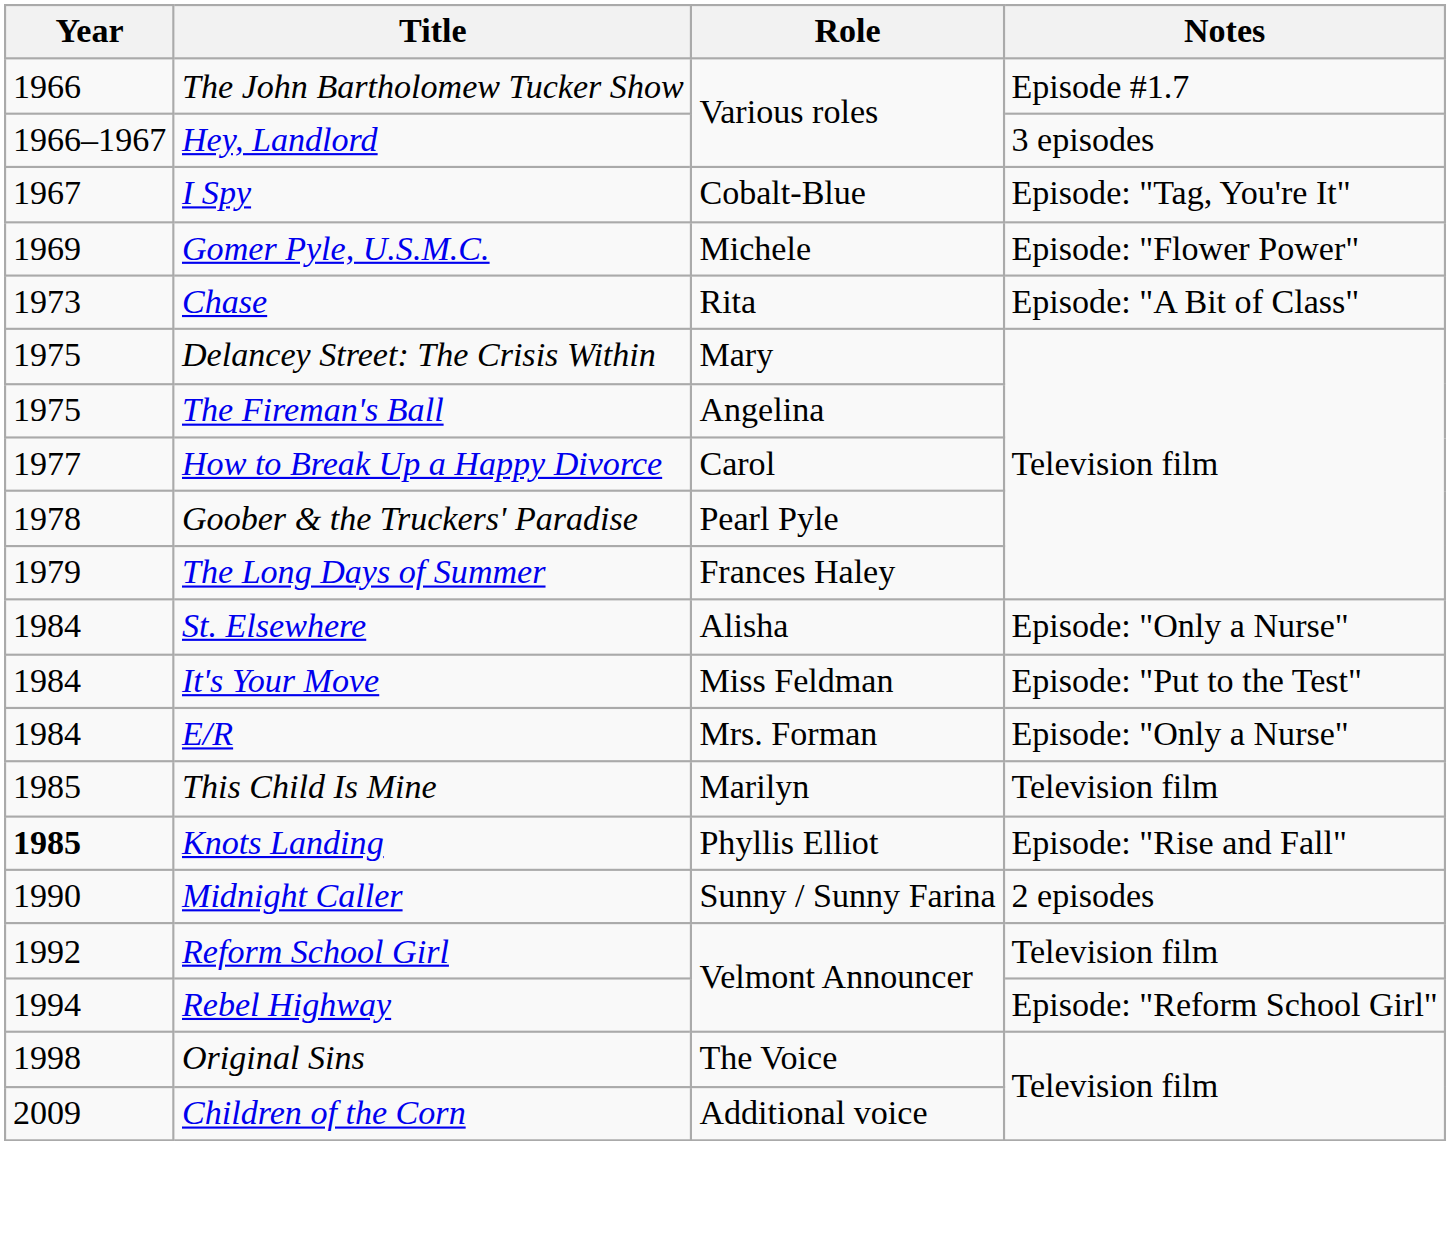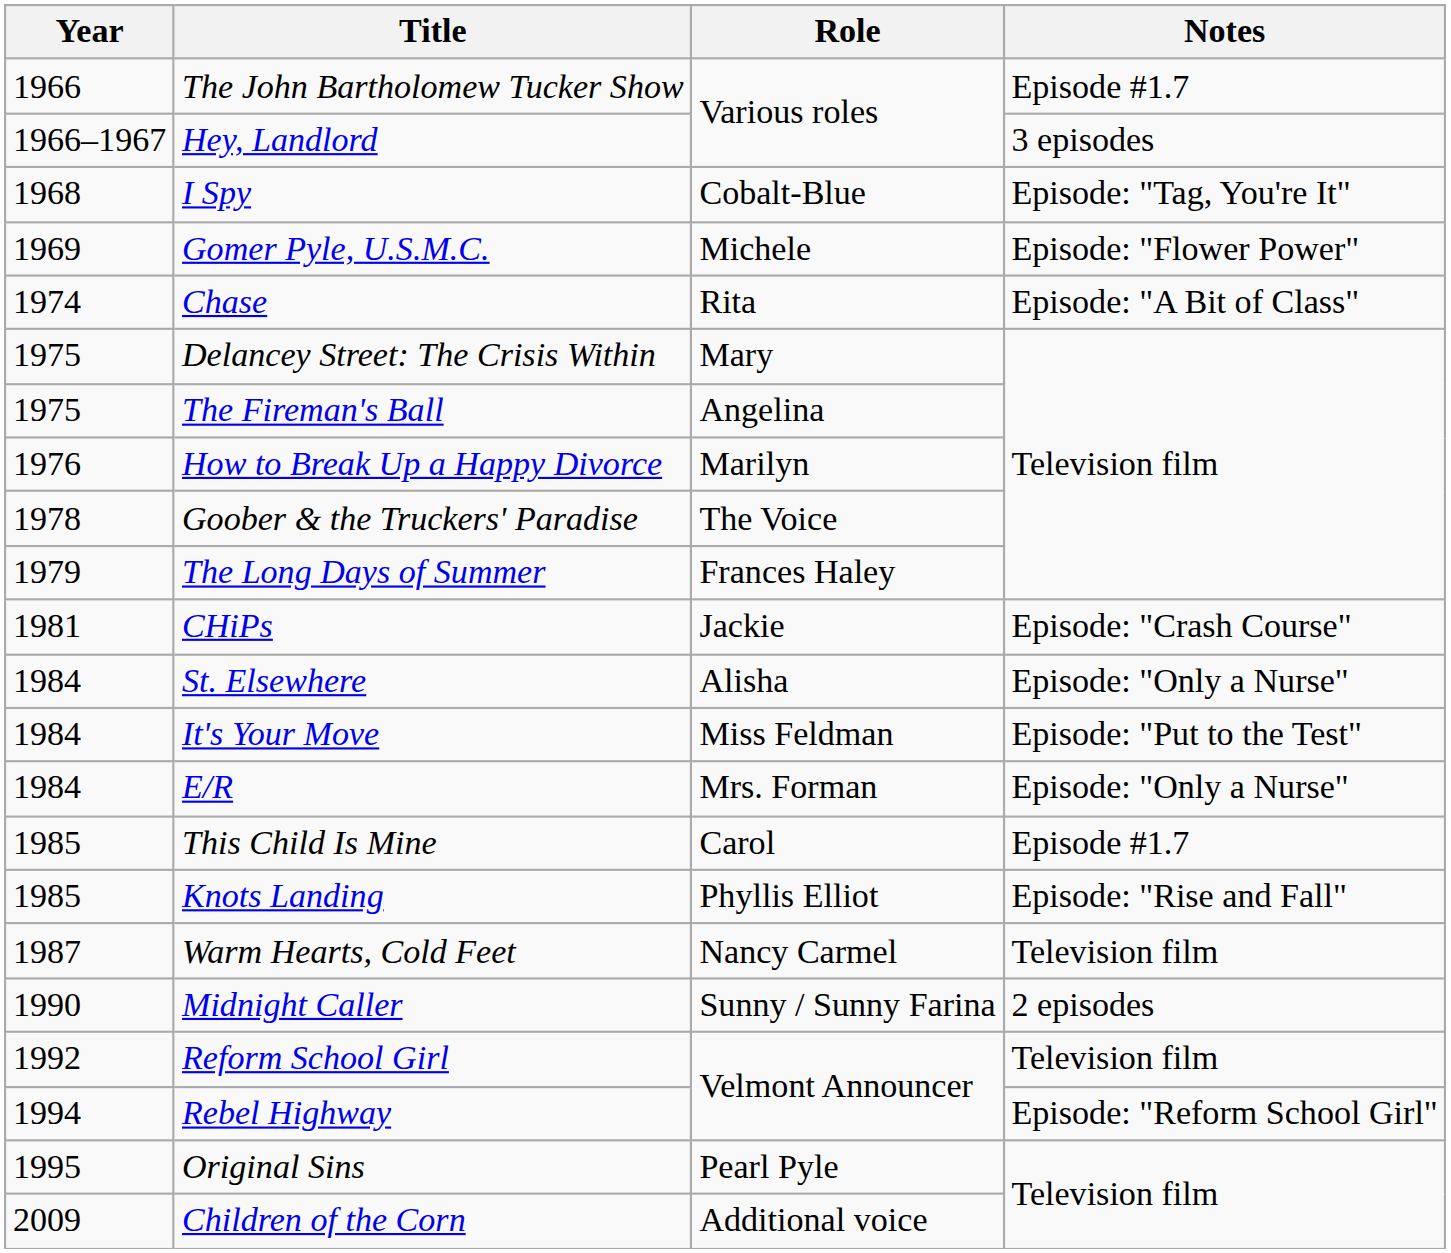(47, 193) 1967 -> (47, 193) 1968
(47, 301) 1973 -> (47, 301) 1974
(47, 463) 1977 -> (47, 463) 1976
(737, 463) Carol -> (754, 463) Marilyn
(769, 517) Pearl Pyle -> (768, 517) The Voice
+ row: (227, 626)
(754, 788) Marilyn -> (737, 842) Carol
(1115, 788) Television film -> (1100, 842) Episode #1.7
(47, 842) bold -> (47, 896) normal
+ row: (349, 950)
(47, 1058) 1998 -> (47, 1166) 1995
(768, 1058) The Voice -> (769, 1166) Pearl Pyle
